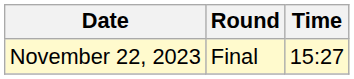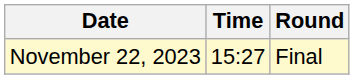columns swapped: (317, 21) <-> (245, 21)
